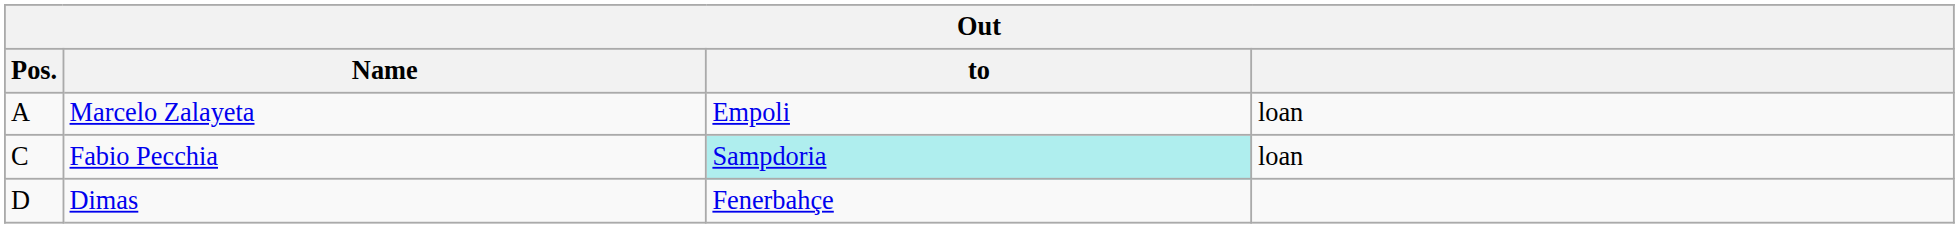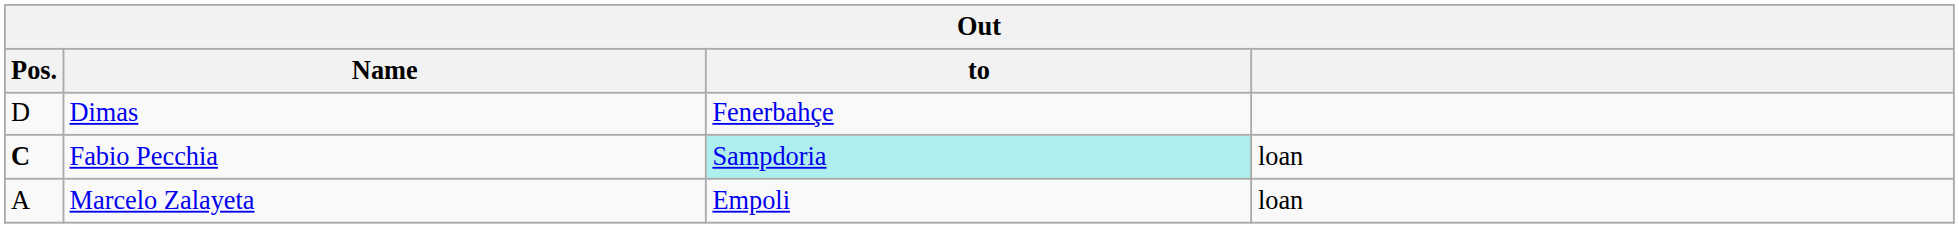rows swapped: (104, 200) <-> (162, 113)
(20, 157) normal -> (21, 157) bold
